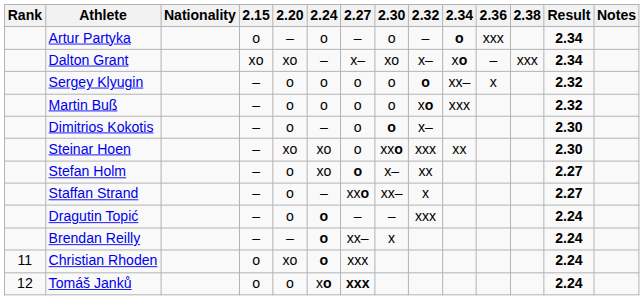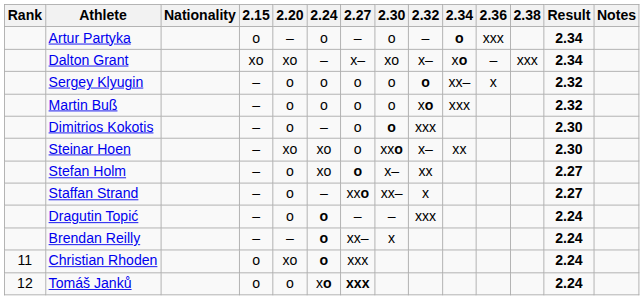(426, 127) x– -> (426, 127) xxx
(426, 149) xxx -> (426, 149) x–
